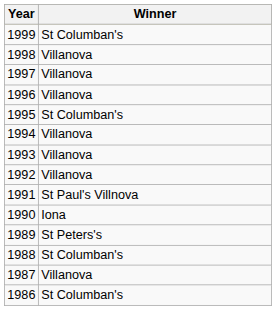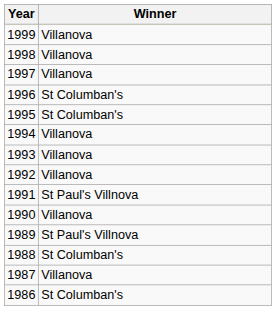(82, 34) St Columban's -> (67, 34) Villanova
(67, 94) Villanova -> (82, 94) St Columban's
(54, 214) Iona -> (67, 214) Villanova
(72, 235) St Peters's -> (90, 235) St Paul's Villnova
